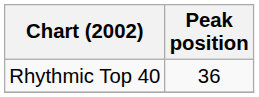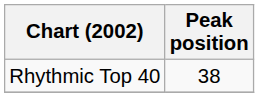(209, 75) 36 -> (209, 75) 38
